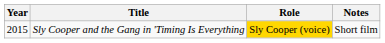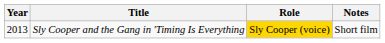(17, 29) 2015 -> (17, 29) 2013
